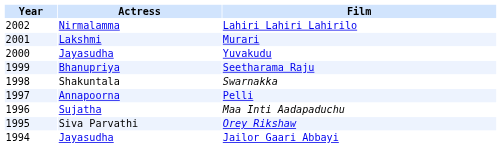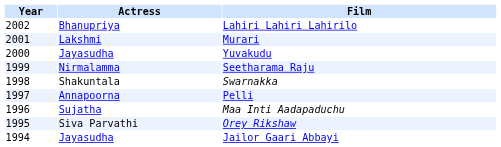(89, 25) Nirmalamma -> (89, 25) Bhanupriya
(89, 68) Bhanupriya -> (89, 68) Nirmalamma
